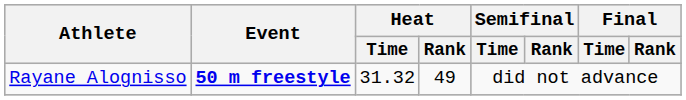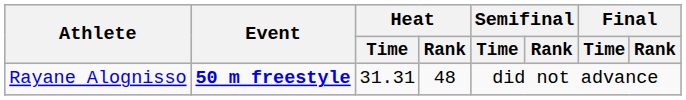(387, 79) 31.32 -> (387, 79) 31.31
(445, 79) 49 -> (445, 79) 48
